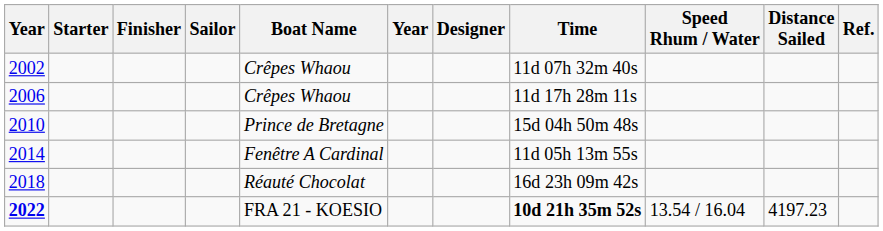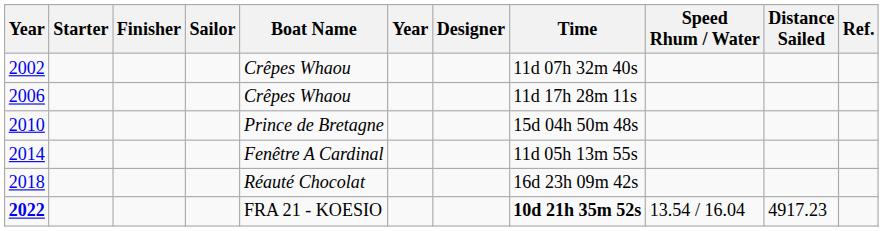(798, 211) 4197.23 -> (798, 211) 4917.23
